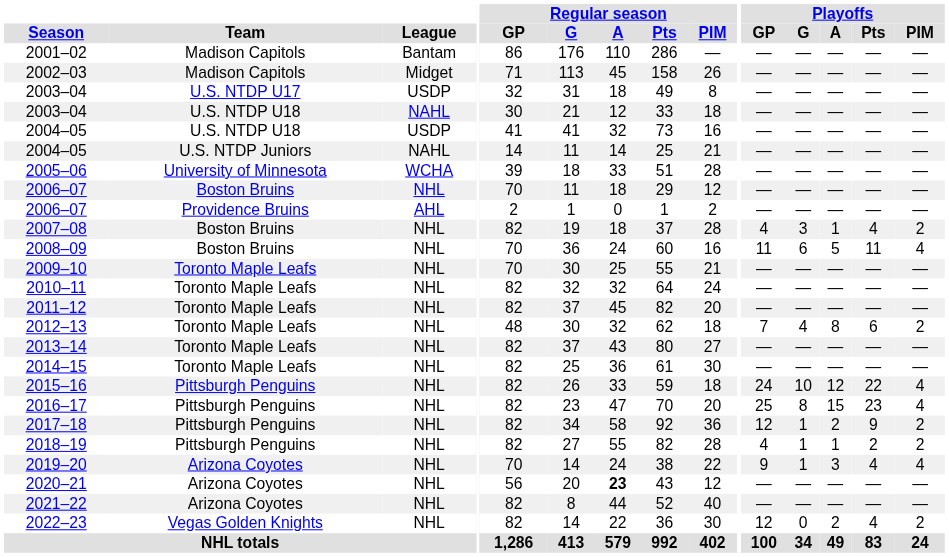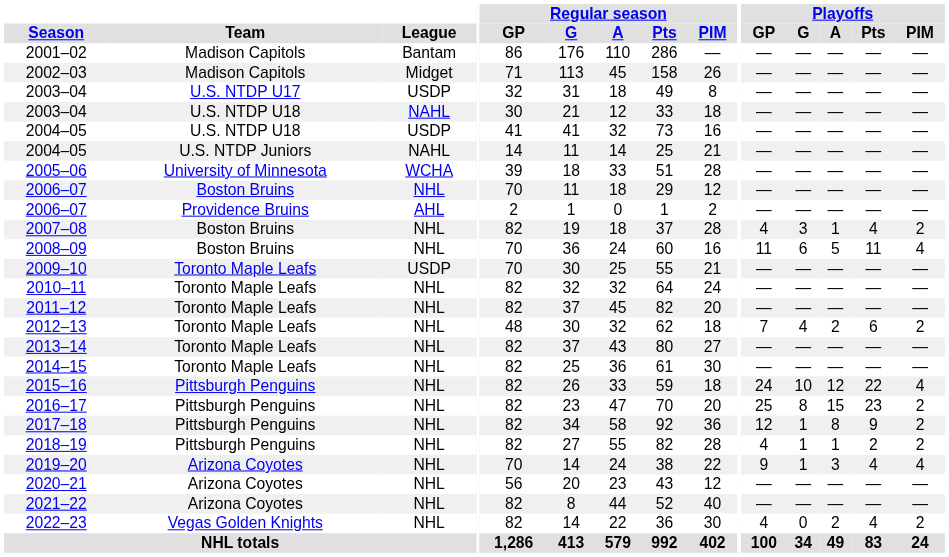(429, 268) NHL -> (429, 268) USDP
(835, 327) 8 -> (835, 327) 2
(920, 405) 4 -> (920, 405) 2
(835, 425) 2 -> (835, 425) 8
(618, 484) bold -> (618, 484) normal
(764, 523) 12 -> (764, 523) 4
